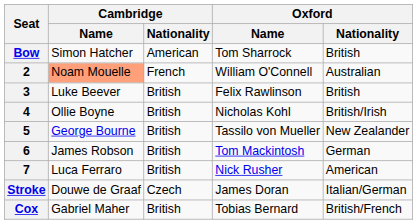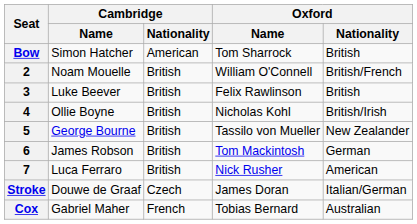(91, 72) lightsalmon background -> (91, 72) no background
(166, 72) French -> (164, 72) British
(353, 72) Australian -> (364, 72) British/French
(164, 209) British -> (166, 209) French
(364, 209) British/French -> (353, 209) Australian
